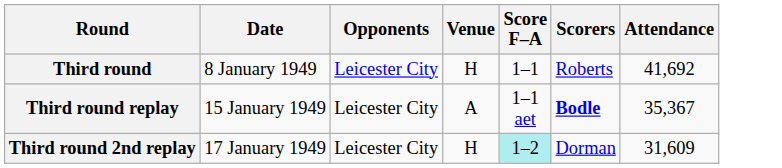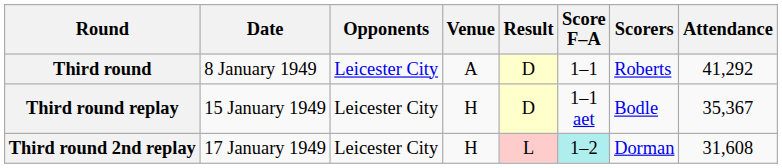+ column: (529, 29)
(471, 68) H -> (471, 68) A
(669, 68) 41,692 -> (728, 68) 41,292
(471, 108) A -> (471, 108) H
(578, 108) bold -> (636, 108) normal
(669, 148) 31,609 -> (728, 148) 31,608
